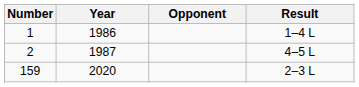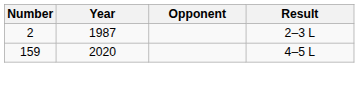- row: (30, 33)
(300, 52) 4–5 L -> (300, 33) 2–3 L
(300, 71) 2–3 L -> (300, 52) 4–5 L
